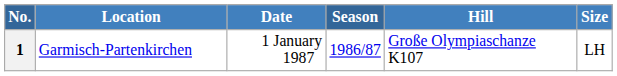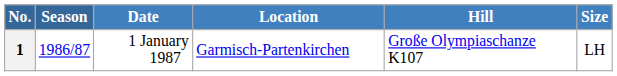columns swapped: (355, 17) <-> (131, 17)
